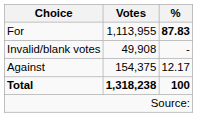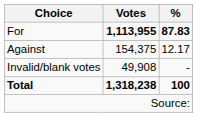(131, 31) normal -> (131, 31) bold
rows swapped: (26, 67) <-> (54, 49)
